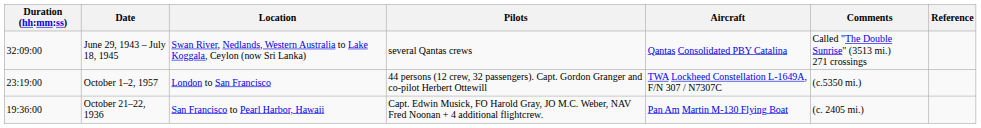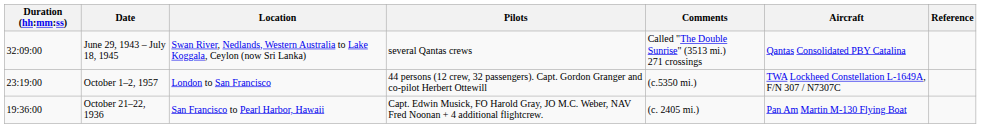columns swapped: (728, 17) <-> (870, 17)
